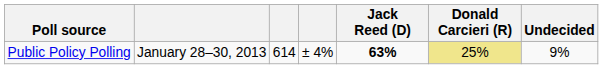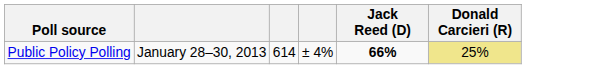- column: (559, 30)
(383, 52) 63% -> (383, 52) 66%
